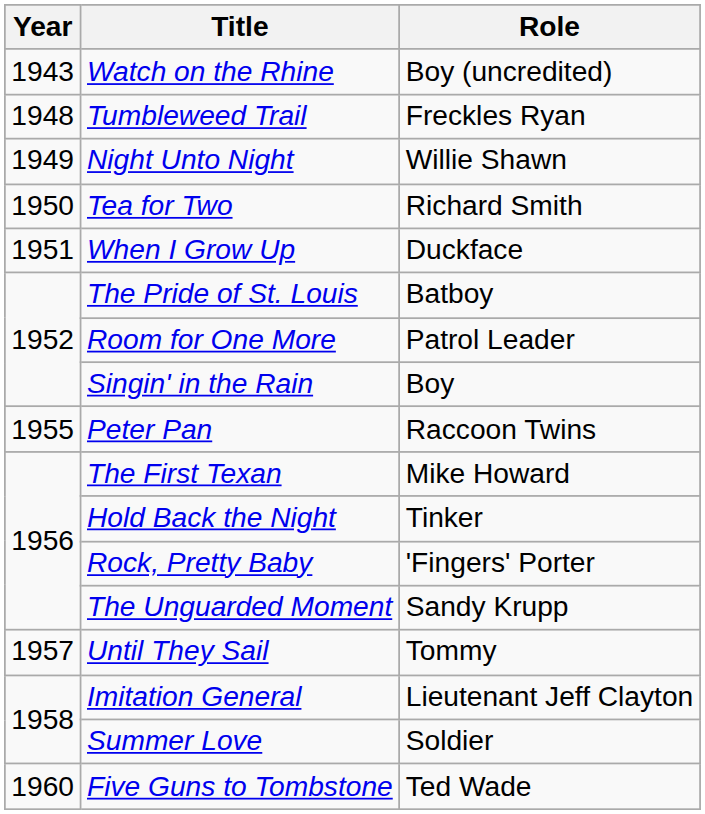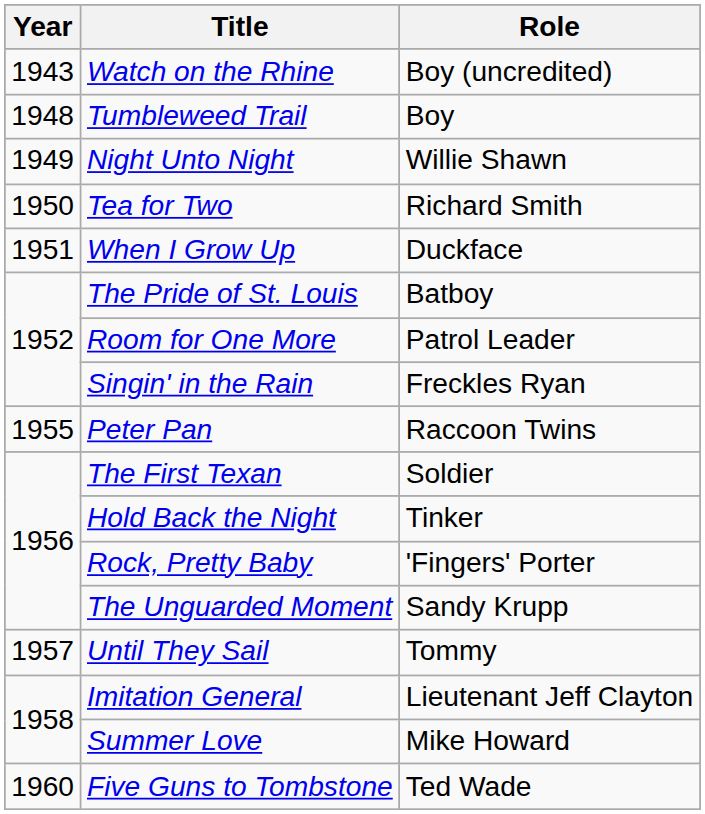(496, 116) Freckles Ryan -> (430, 116) Boy
(430, 384) Boy -> (496, 384) Freckles Ryan
(488, 473) Mike Howard -> (450, 473) Soldier
(450, 741) Soldier -> (488, 741) Mike Howard
